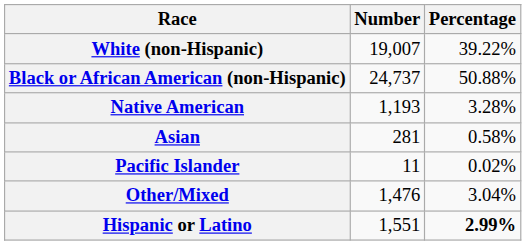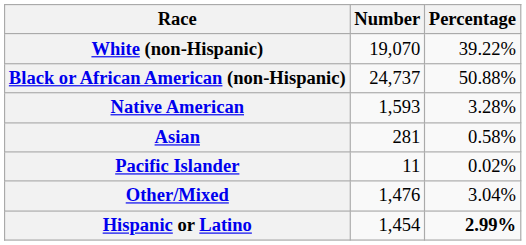(395, 48) 19,007 -> (395, 48) 19,070
(399, 107) 1,193 -> (399, 107) 1,593
(399, 225) 1,551 -> (399, 225) 1,454
